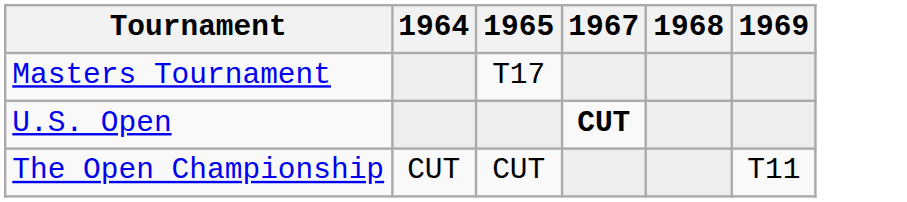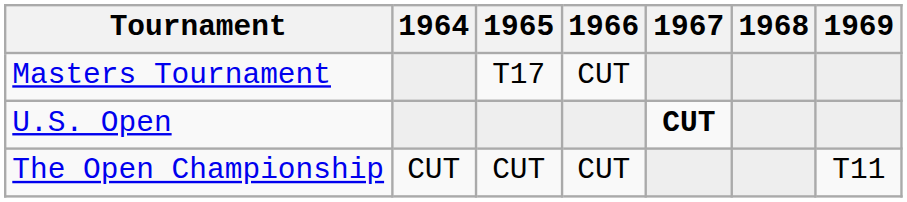+ column: (604, 29)
